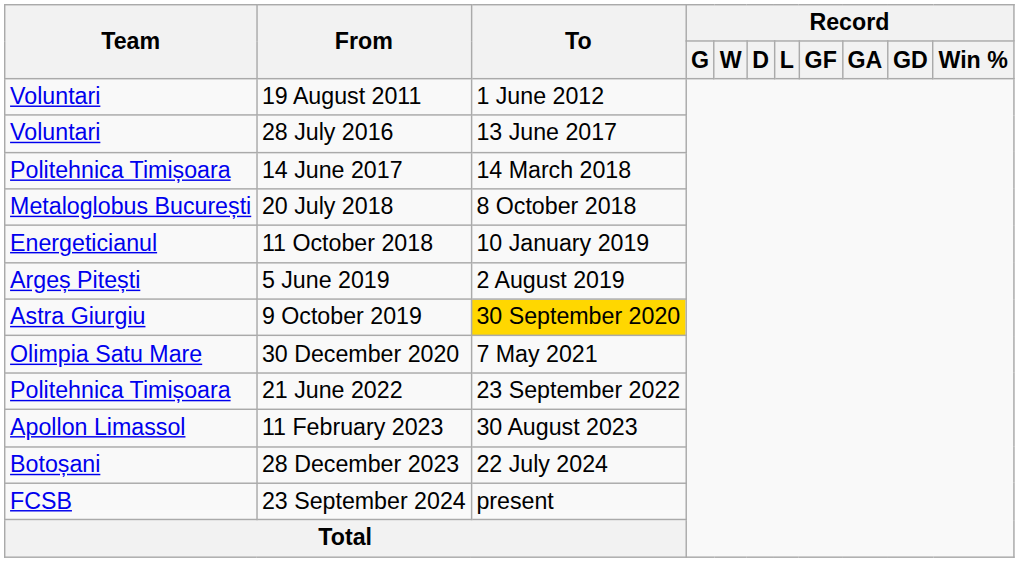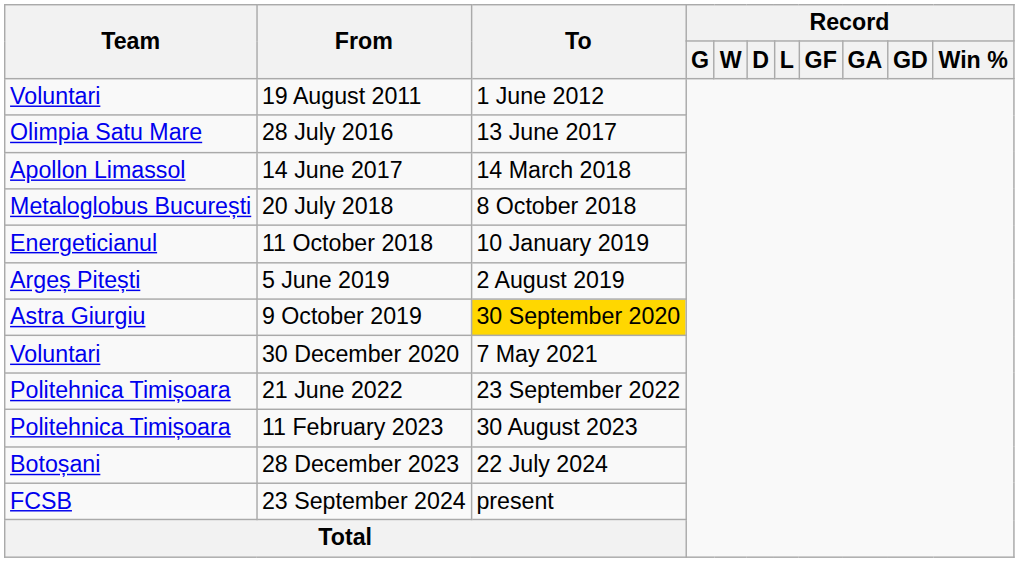(55, 133) Voluntari -> (106, 133) Olimpia Satu Mare
(120, 170) Politehnica Timișoara -> (98, 170) Apollon Limassol
(106, 354) Olimpia Satu Mare -> (55, 354) Voluntari
(98, 427) Apollon Limassol -> (120, 427) Politehnica Timișoara
